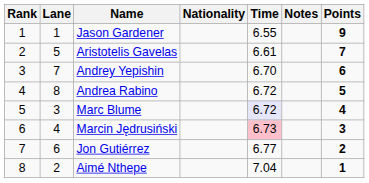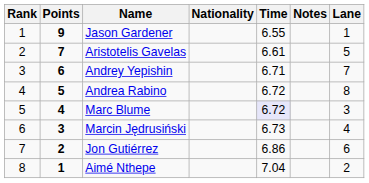columns swapped: (57, 14) <-> (342, 14)
(265, 71) 6.70 -> (273, 71) 6.71
(265, 129) pink background -> (273, 129) no background
(265, 149) 6.77 -> (273, 149) 6.86
